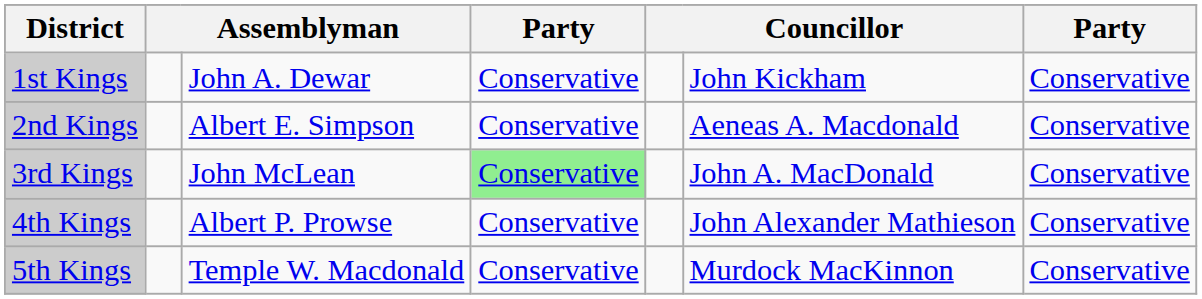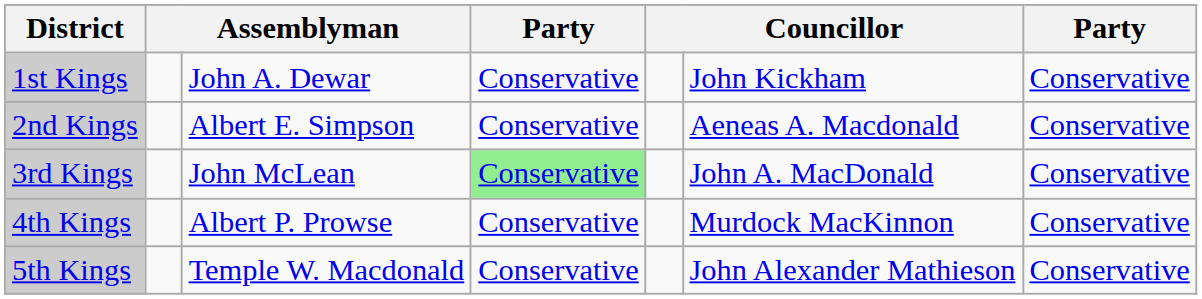(852, 221) John Alexander Mathieson -> (822, 221) Murdock MacKinnon
(822, 269) Murdock MacKinnon -> (852, 269) John Alexander Mathieson
